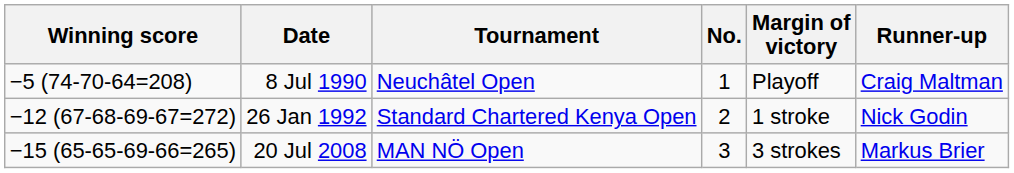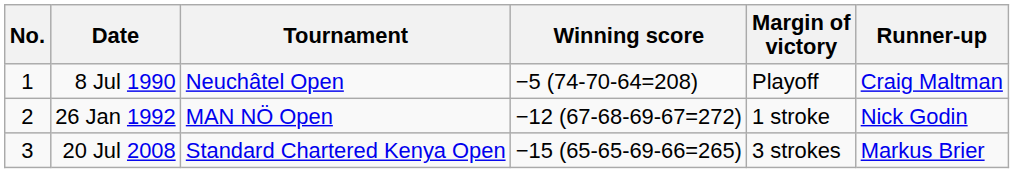columns swapped: (724, 34) <-> (123, 34)
(537, 116) Standard Chartered Kenya Open -> (259, 116) MAN NÖ Open
(450, 151) MAN NÖ Open -> (346, 151) Standard Chartered Kenya Open
